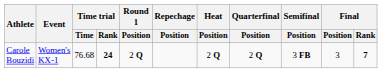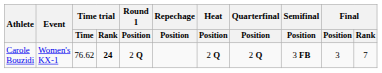(84, 55) 76.68 -> (84, 55) 76.62
(366, 55) bold -> (366, 55) normal
